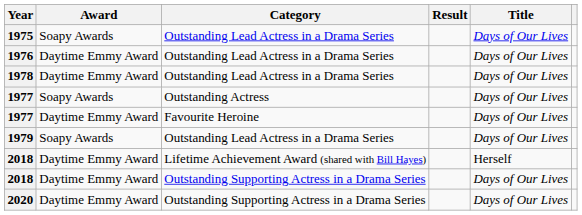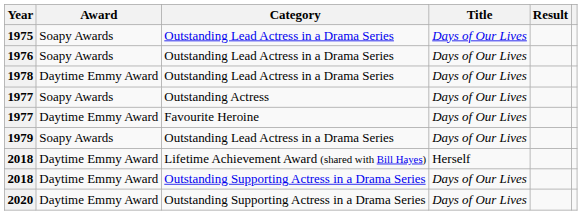columns swapped: (521, 14) <-> (450, 14)
(99, 55) Daytime Emmy Award -> (76, 55) Soapy Awards
